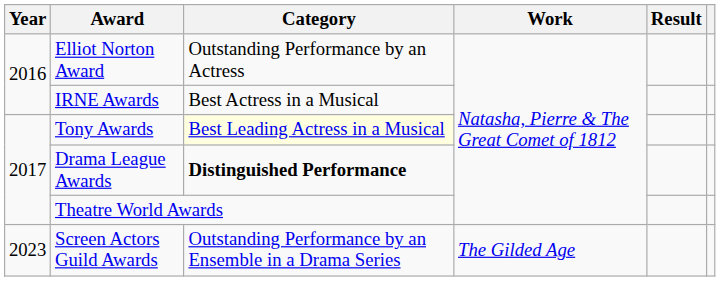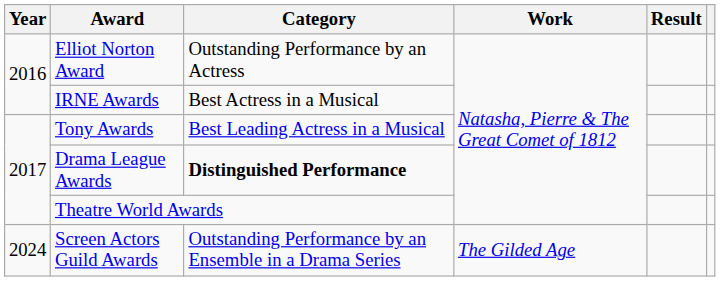(317, 129) lightyellow background -> (317, 129) no background
(28, 250) 2023 -> (28, 250) 2024
